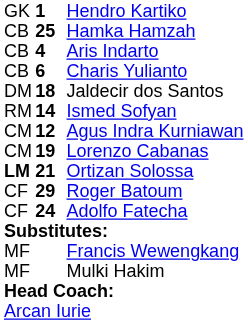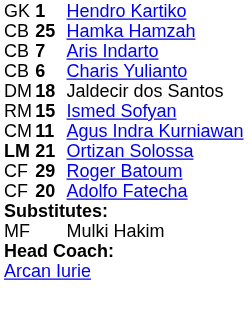(40, 51) 4 -> (40, 51) 7
(45, 111) 14 -> (45, 111) 15
(45, 131) 12 -> (45, 131) 11
- row: (138, 151)
(45, 211) 24 -> (45, 191) 20
- row: (153, 251)
